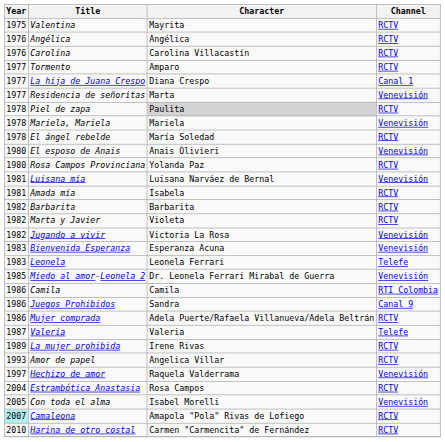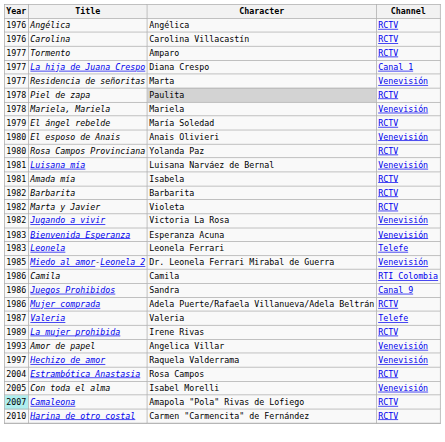- row: (53, 25)
(16, 137) 1978 -> (16, 123) 1979
(388, 360) RCTV -> (403, 346) Venevisión
